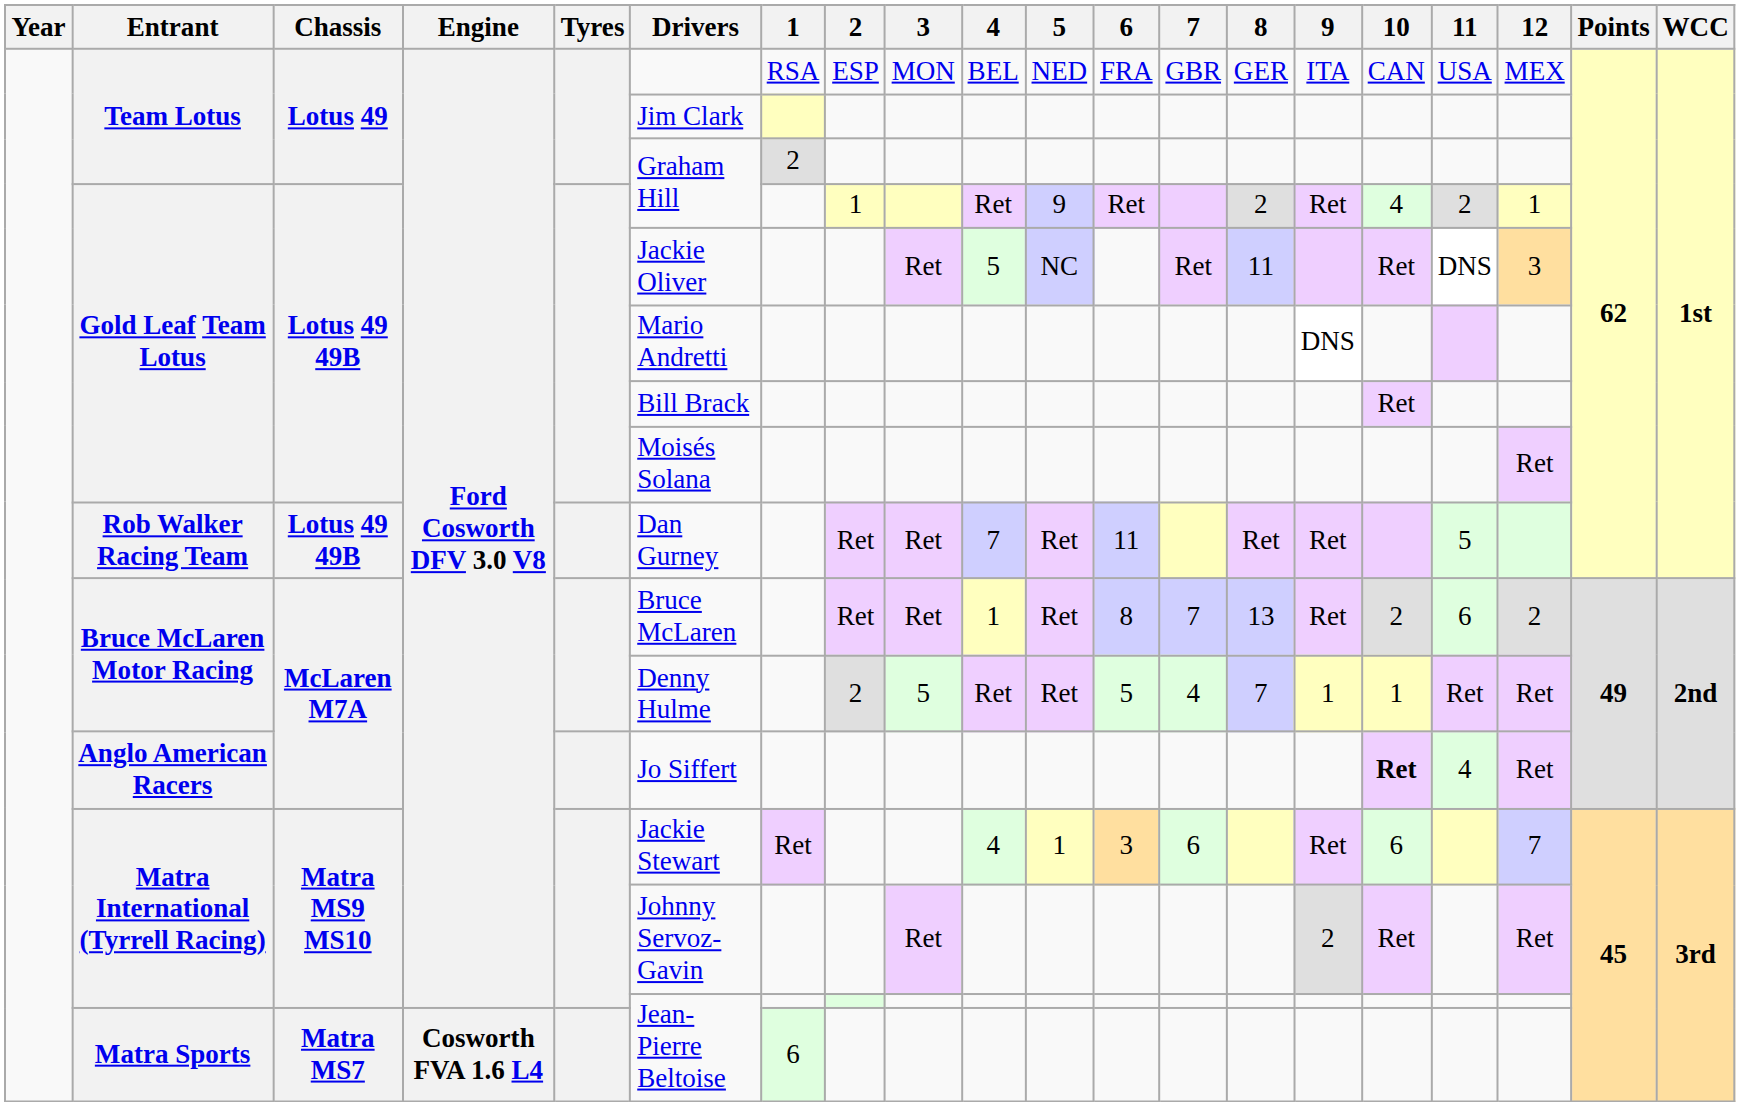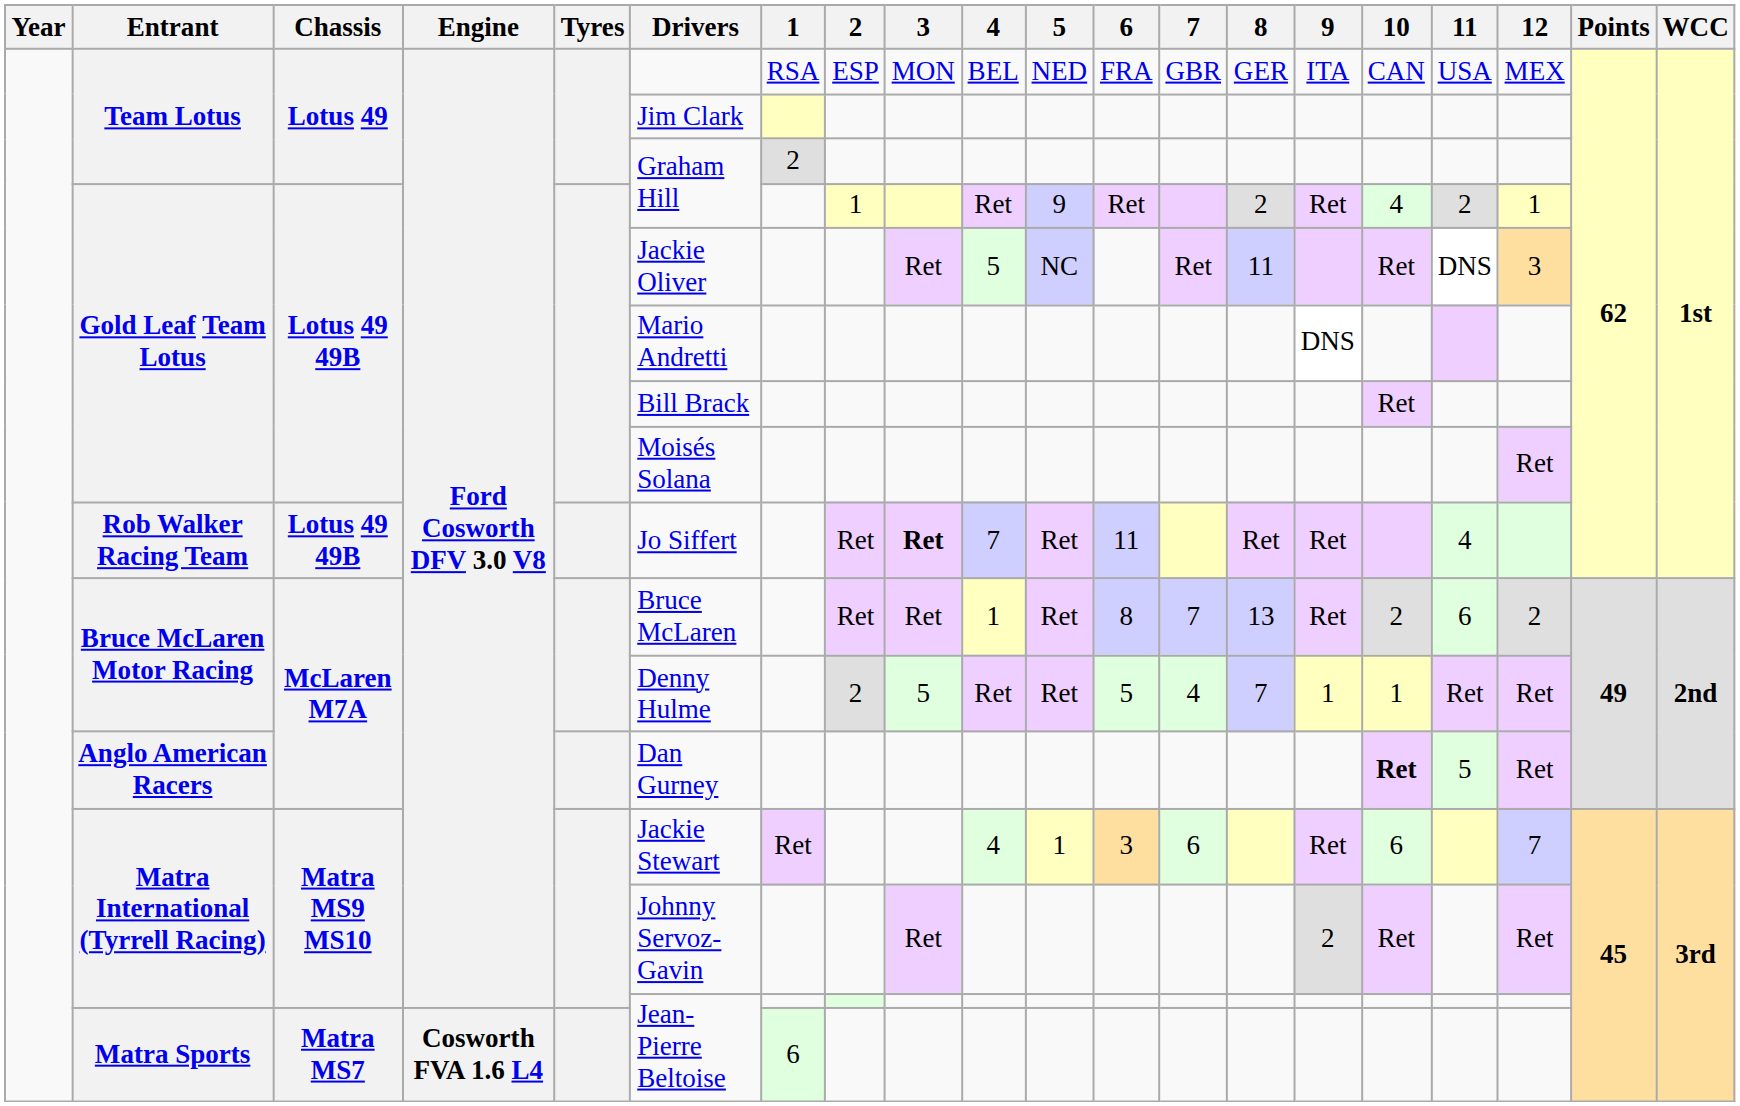(678, 539) Dan Gurney -> (687, 539) Jo Siffert
(923, 539) normal -> (923, 539) bold
(1465, 539) 5 -> (1465, 539) 4
(687, 769) Jo Siffert -> (678, 769) Dan Gurney
(1465, 769) 4 -> (1465, 769) 5
